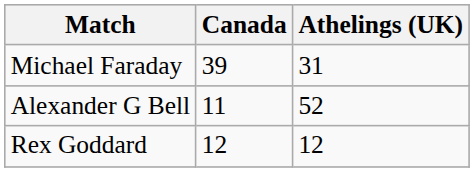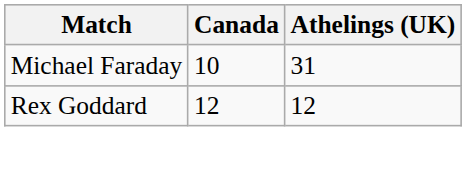(215, 65) 39 -> (207, 65) 10
- row: (100, 105)
